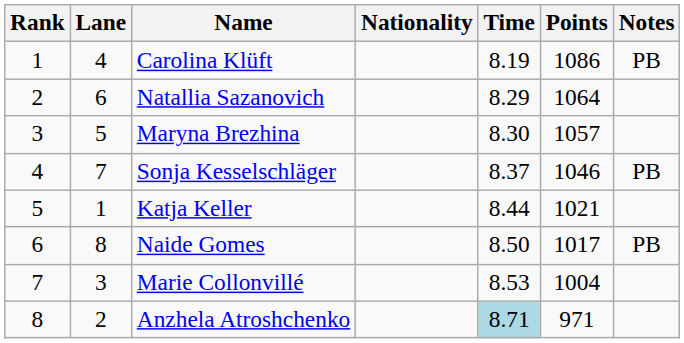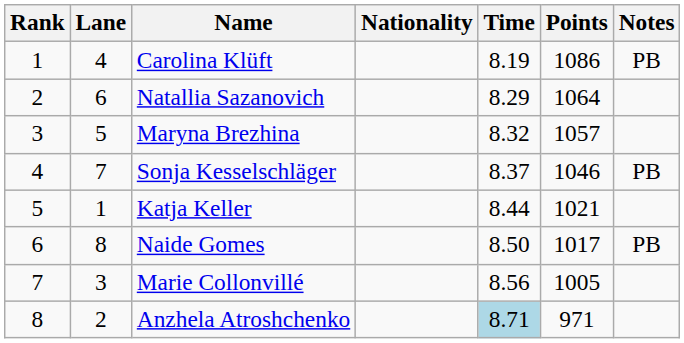(509, 134) 8.30 -> (509, 134) 8.32
(509, 282) 8.53 -> (509, 282) 8.56
(577, 282) 1004 -> (577, 282) 1005
